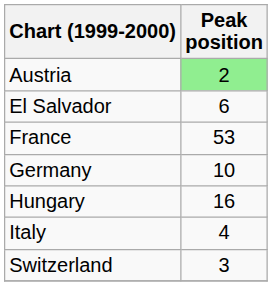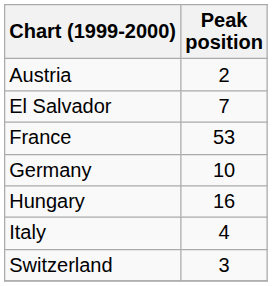(224, 74) lightgreen background -> (224, 74) no background
(224, 106) 6 -> (224, 106) 7
